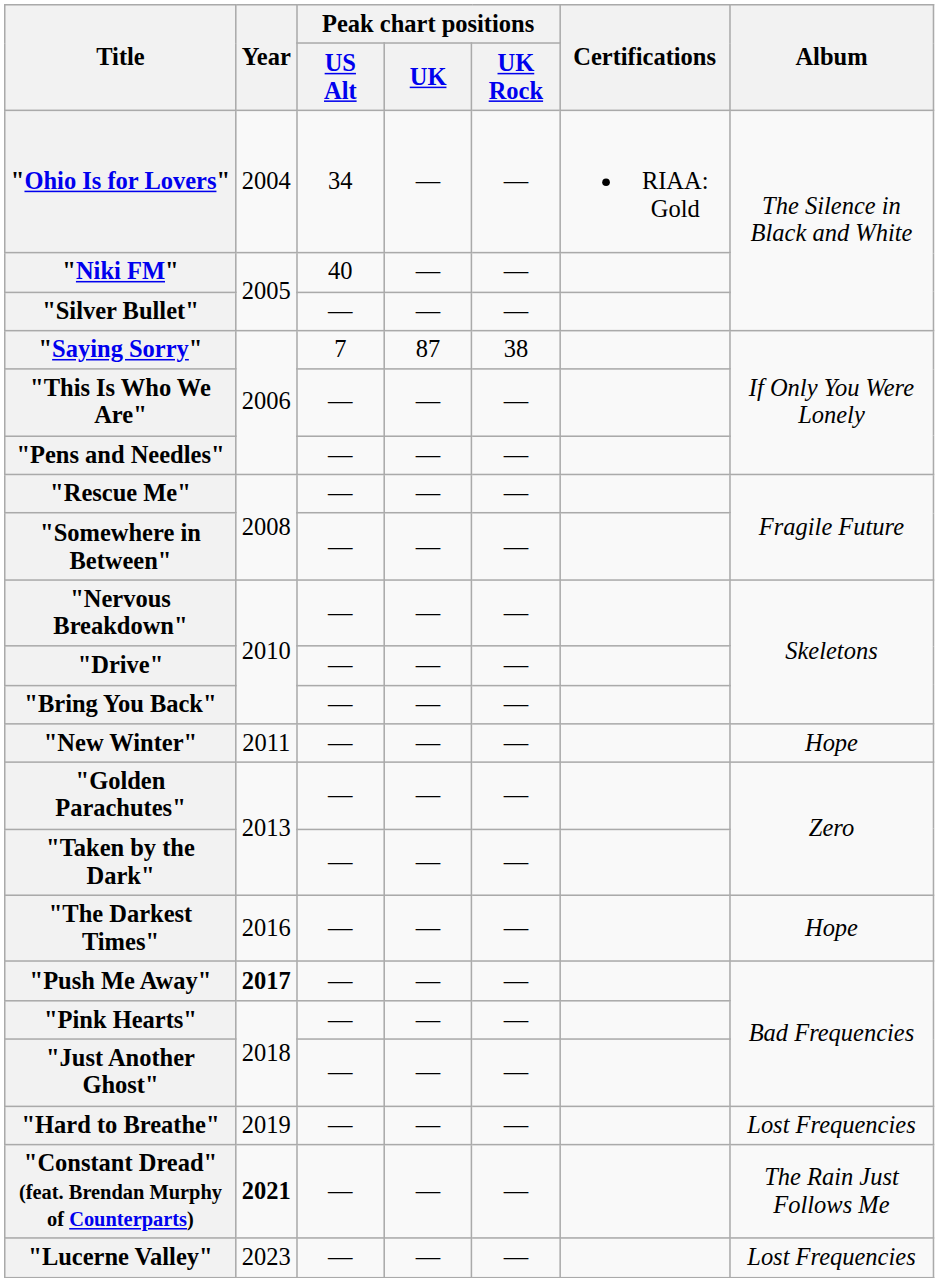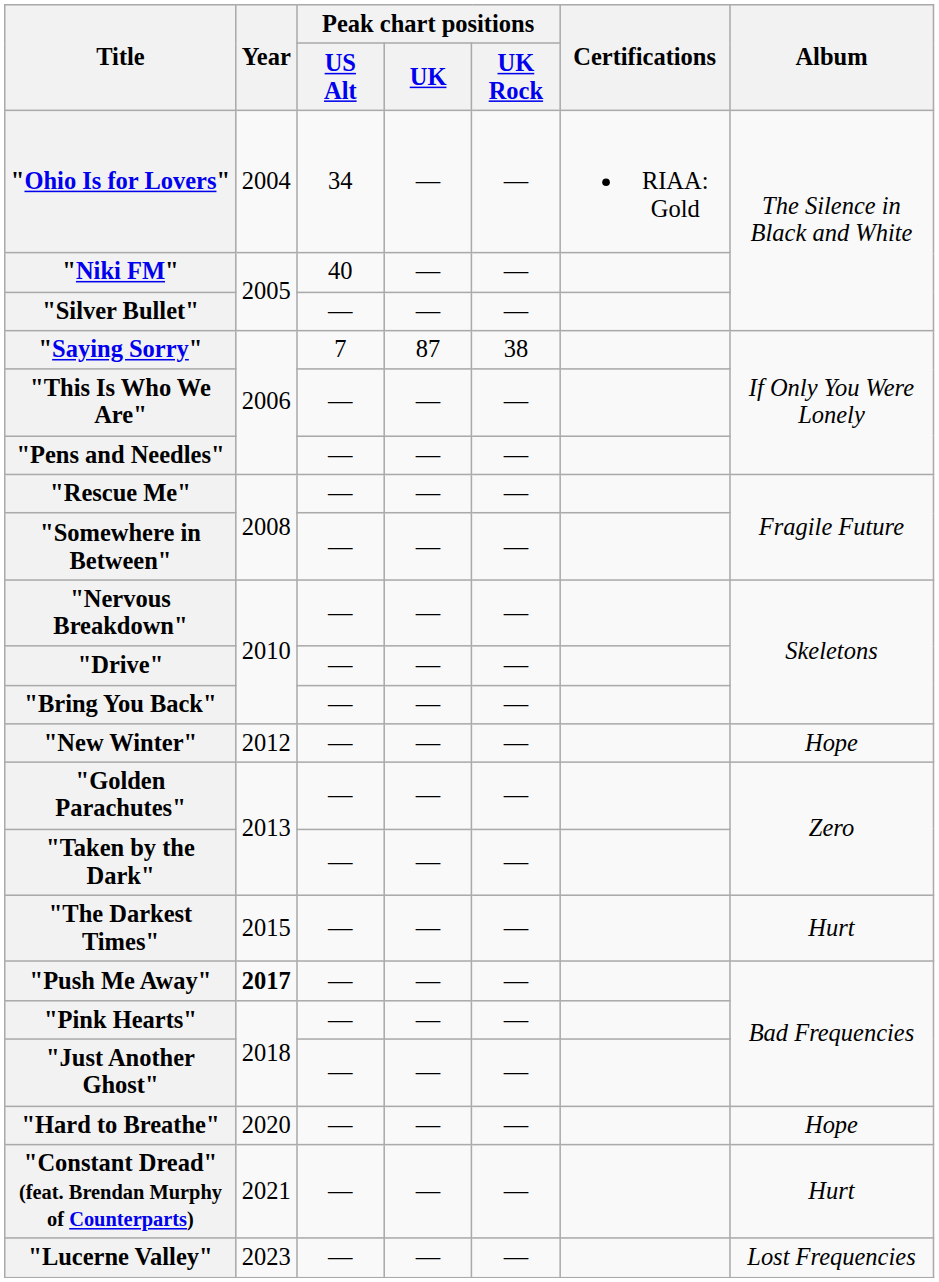(266, 742) 2011 -> (266, 742) 2012
(266, 928) 2016 -> (266, 928) 2015
(831, 928) Hope -> (831, 928) Hurt
(266, 1124) 2019 -> (266, 1124) 2020
(831, 1124) Lost Frequencies -> (831, 1124) Hope
(266, 1191) bold -> (266, 1191) normal
(831, 1191) The Rain Just Follows Me -> (831, 1191) Hurt
